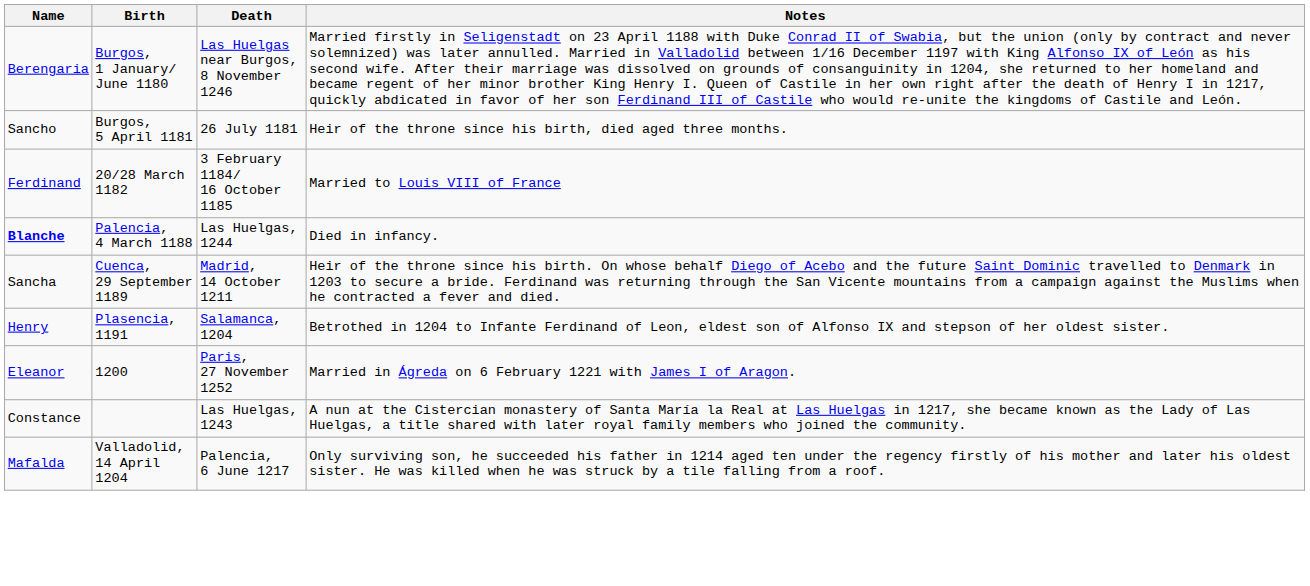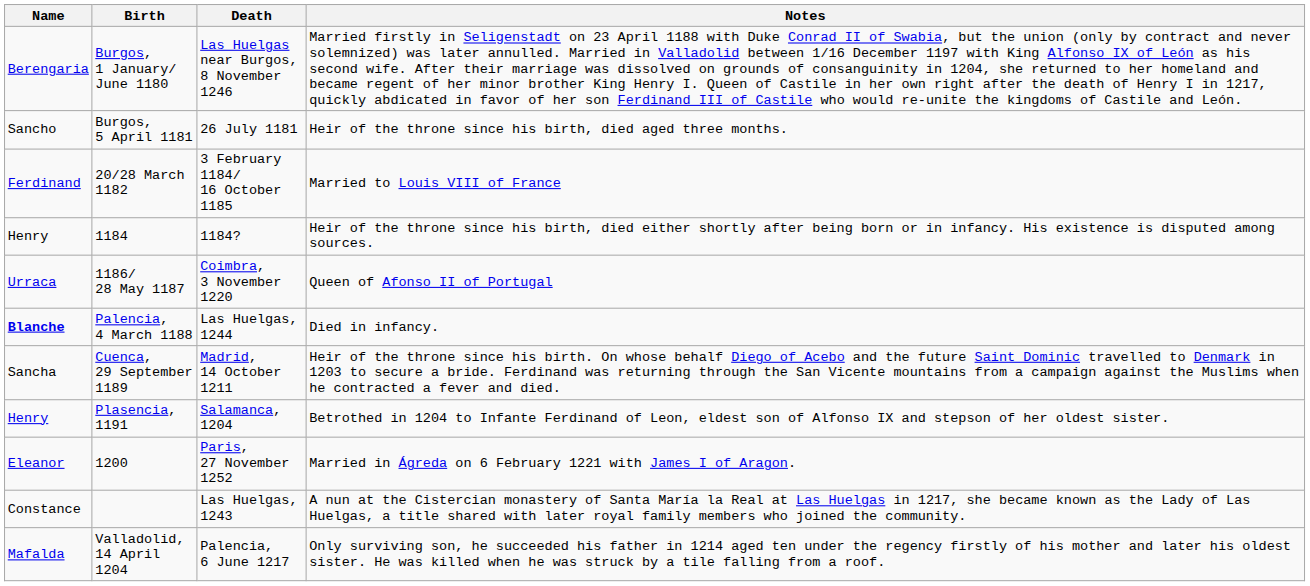+ row: (112, 236)
+ row: (140, 282)
